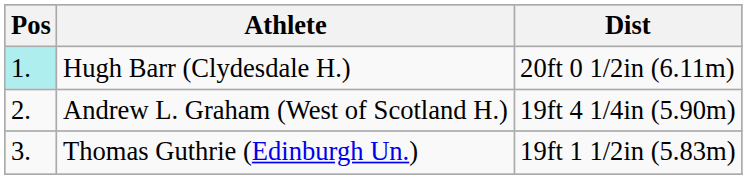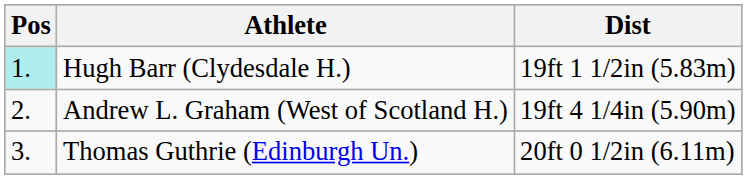(627, 67) 20ft 0 1/2in (6.11m) -> (628, 67) 19ft 1 1/2in (5.83m)
(628, 151) 19ft 1 1/2in (5.83m) -> (627, 151) 20ft 0 1/2in (6.11m)
